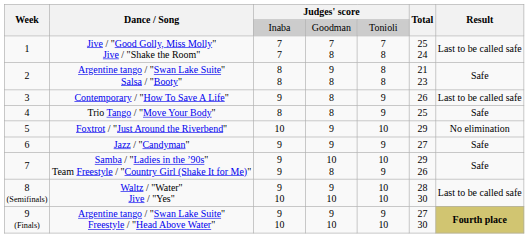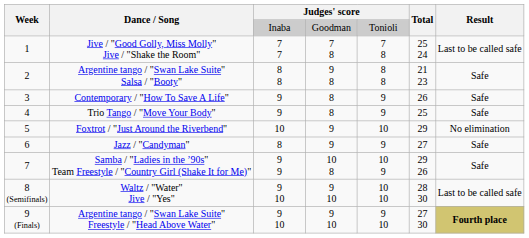(480, 97) Last to be called safe -> (480, 97) Safe
(279, 113) 8 -> (279, 113) 9
(279, 144) 9 -> (279, 144) 8
